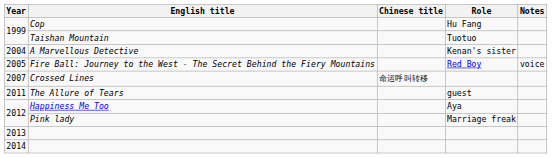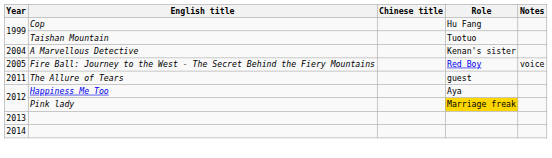- row: (16, 79)
(481, 120) no background -> (481, 104) gold background
